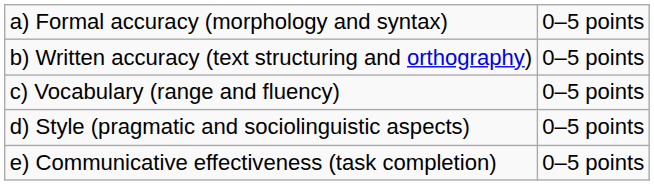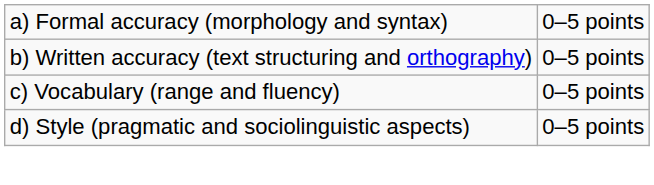- row: (253, 162)
